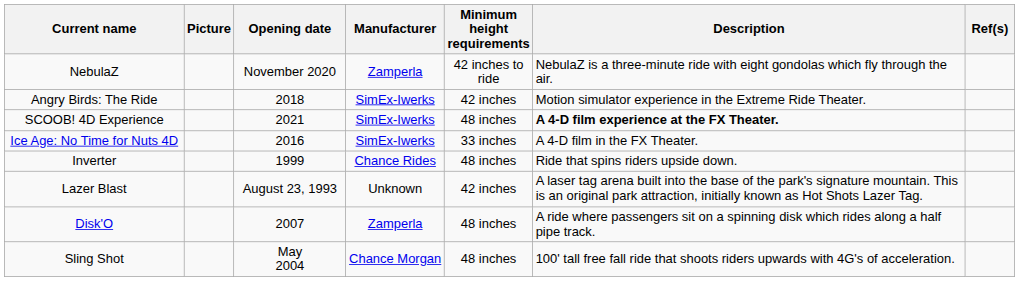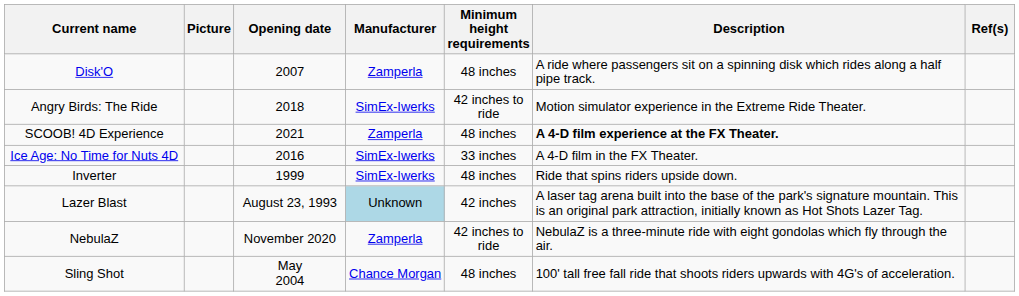rows swapped: (94, 224) <-> (94, 71)
(489, 99) 42 inches -> (489, 106) 42 inches to ride
(395, 120) SimEx-Iwerks -> (395, 134) Zamperla
(395, 161) Chance Rides -> (395, 175) SimEx-Iwerks
(395, 189) no background -> (395, 203) lightblue background
